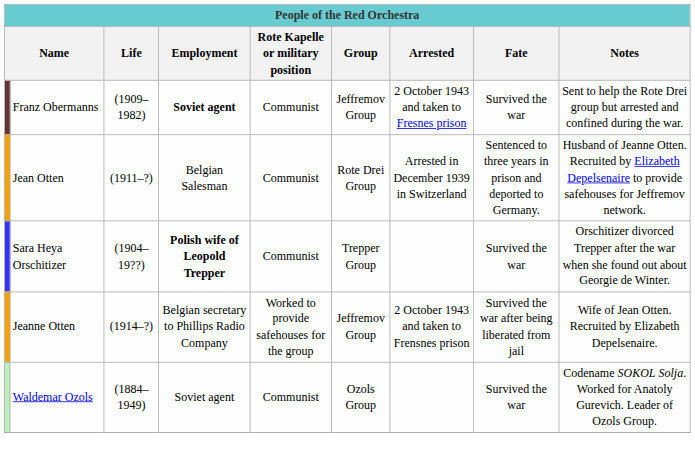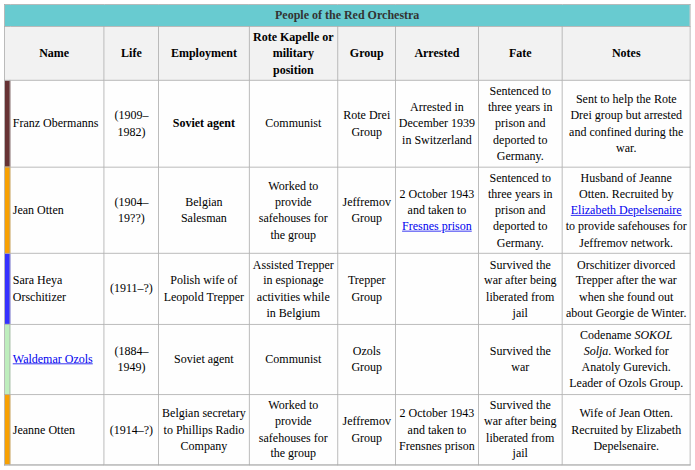(361, 107) Jeffremov Group -> (367, 123) Rote Drei Group
(432, 107) 2 October 1943 and taken to Fresnes prison -> (437, 123) Arrested in December 1939 in Switzerland
(516, 107) Survived the war -> (520, 123) Sentenced to three years in prison and deported to Germany.
(131, 177) (1911–?) -> (131, 210) (1904–19??)
(291, 177) Communist -> (293, 210) Worked to provide safehouses for the group
(361, 177) Rote Drei Group -> (367, 210) Jeffremov Group
(432, 177) Arrested in December 1939 in Switzerland -> (437, 210) 2 October 1943 and taken to Fresnes prison
(131, 256) (1904–19??) -> (131, 288) (1911–?)
(204, 256) bold -> (204, 288) normal
(291, 256) Communist -> (293, 288) Assisted Trepper in espionage activities while in Belgium
(516, 256) Survived the war -> (520, 288) Survived the war after being liberated from jail
rows swapped: (44, 326) <-> (53, 397)
